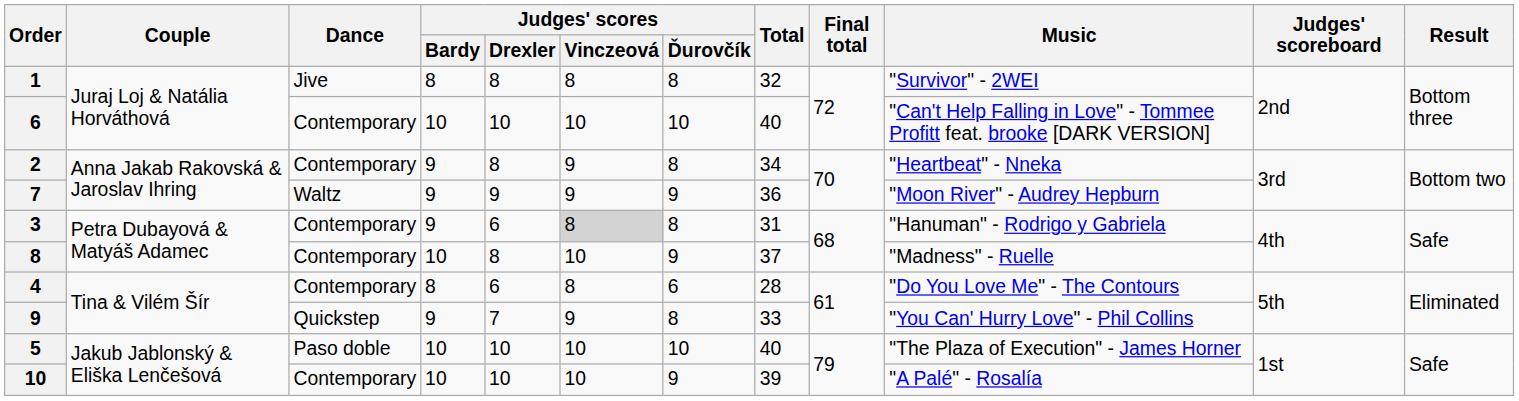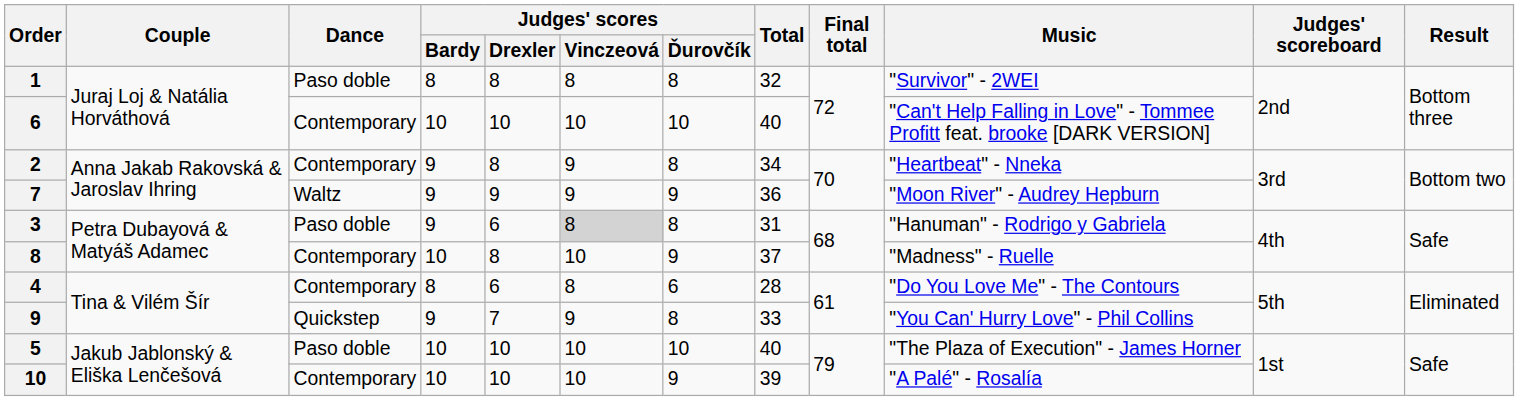(311, 81) Jive -> (342, 81) Paso doble
(355, 225) Contemporary -> (342, 225) Paso doble
